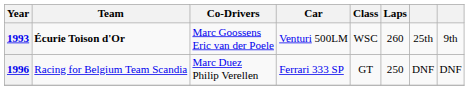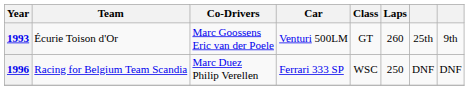(80, 38) bold -> (76, 38) normal
(366, 38) WSC -> (366, 38) GT
(366, 70) GT -> (366, 70) WSC
